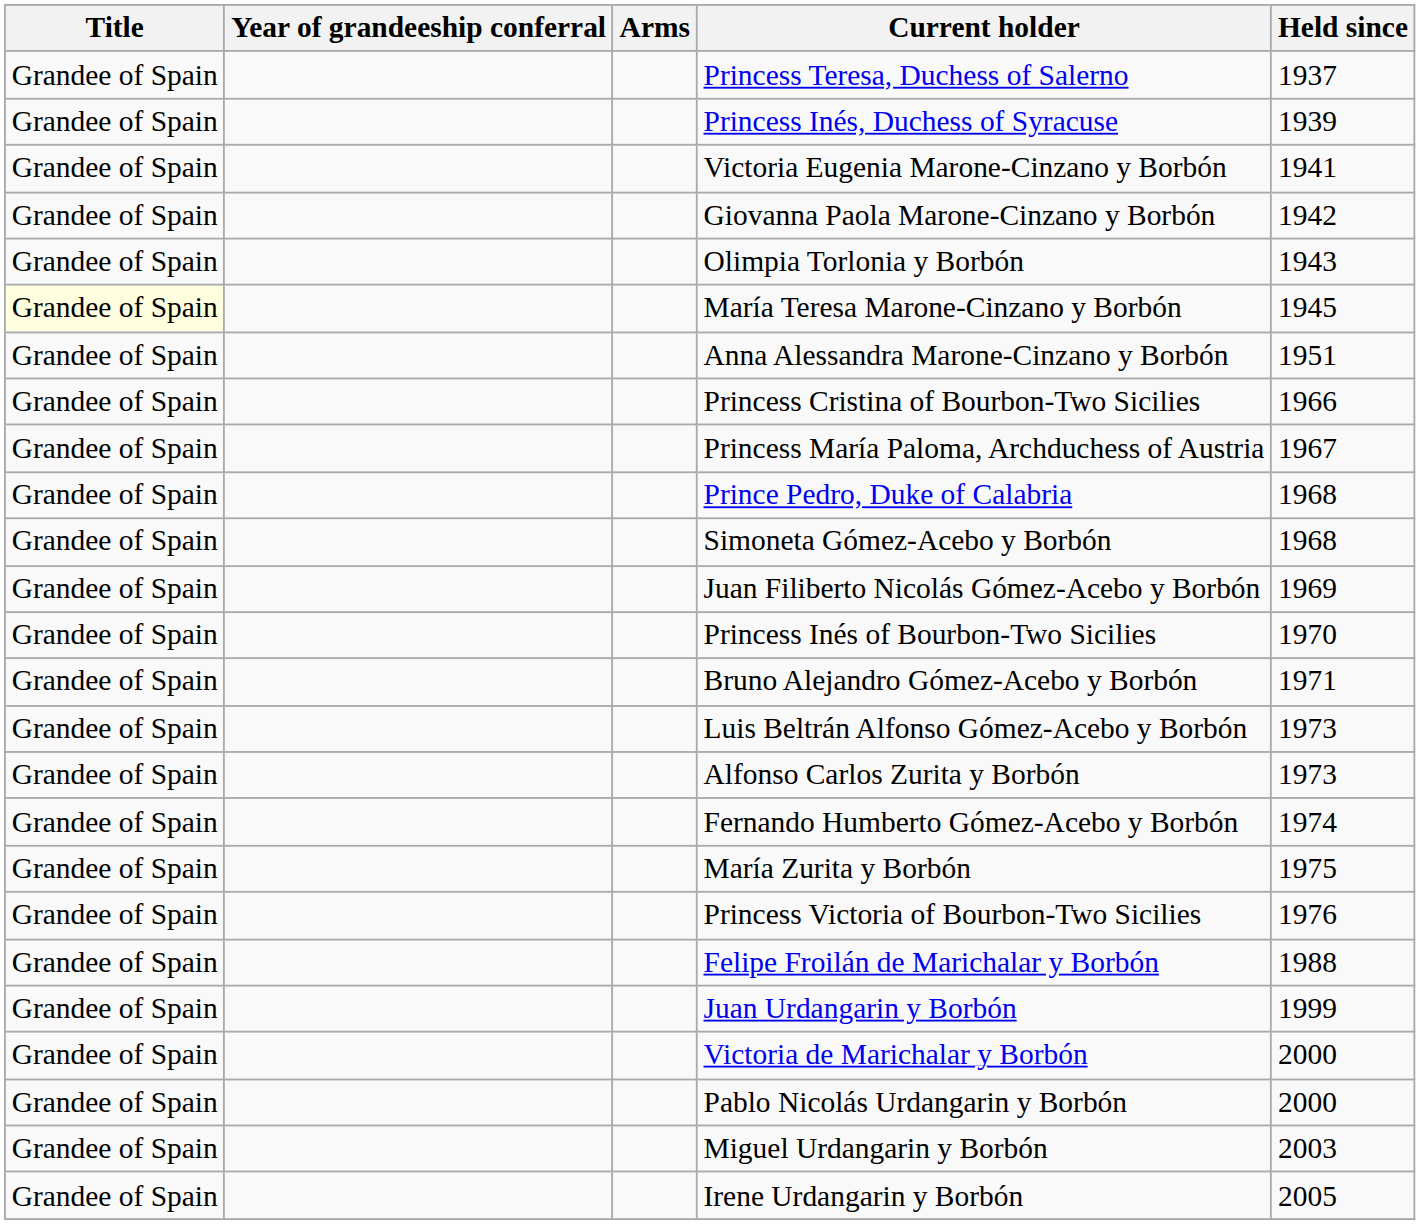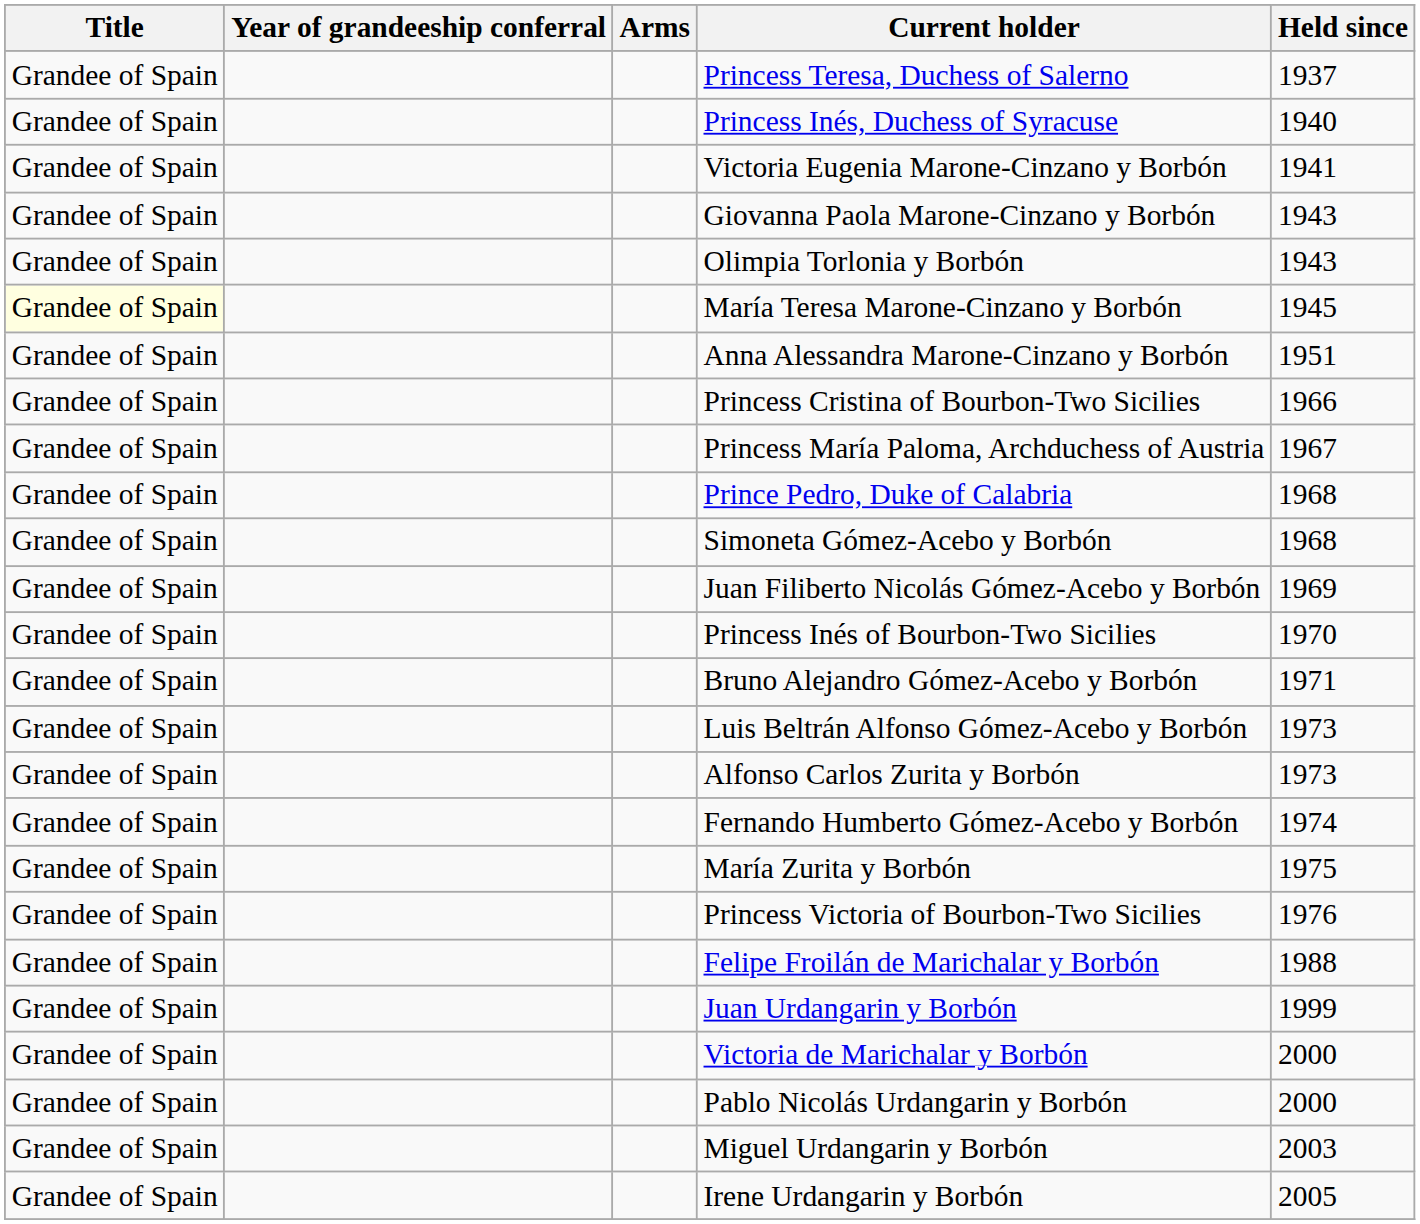(1307, 121) 1939 -> (1307, 121) 1940
(1307, 214) 1942 -> (1307, 214) 1943
